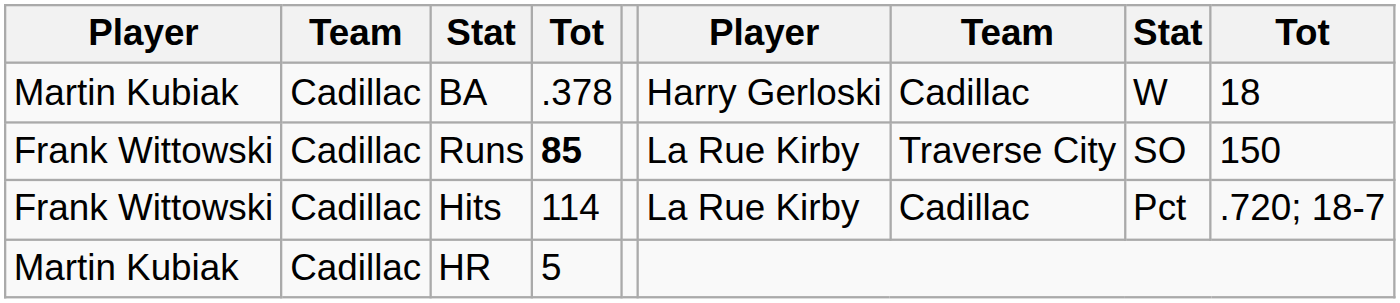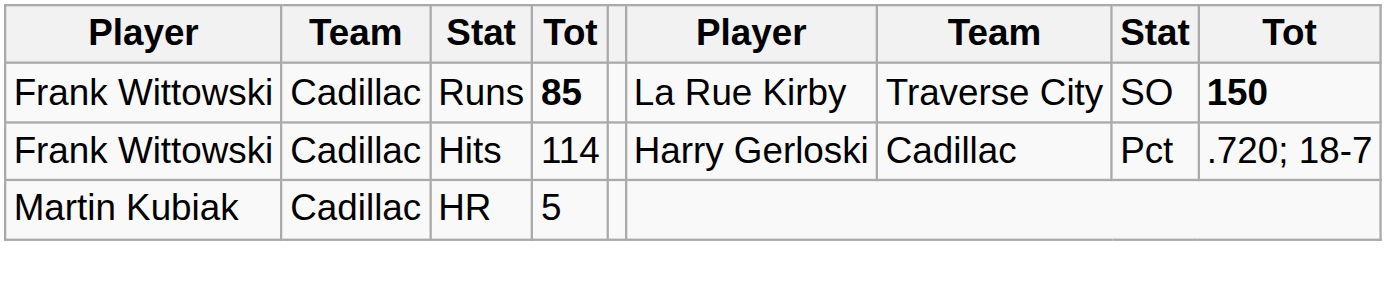- row: (463, 92)
(1250, 150) normal -> (1237, 92) bold
(753, 208) La Rue Kirby -> (751, 150) Harry Gerloski
